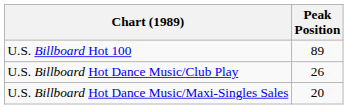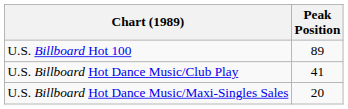(317, 72) 26 -> (317, 72) 41
